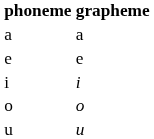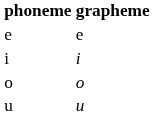- row: (8, 34)
